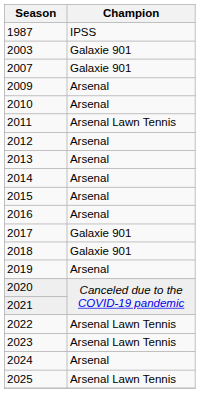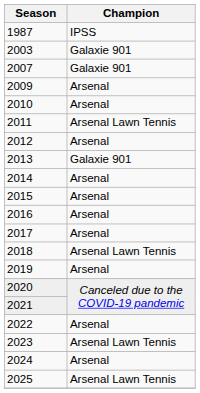(89, 159) Arsenal -> (101, 159) Galaxie 901
(101, 232) Galaxie 901 -> (89, 232) Arsenal
(101, 251) Galaxie 901 -> (123, 251) Arsenal Lawn Tennis
(123, 324) Arsenal Lawn Tennis -> (89, 324) Arsenal
